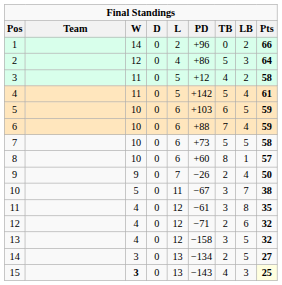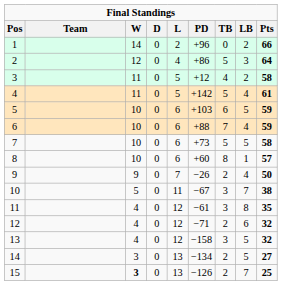(201, 272) −143 -> (201, 272) −126
(225, 272) 4 -> (225, 272) 2
(246, 272) 3 -> (246, 272) 7
(267, 272) lightyellow background -> (267, 272) no background
